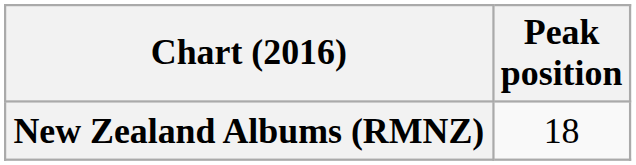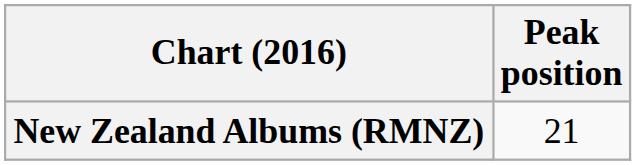(562, 130) 18 -> (562, 130) 21
